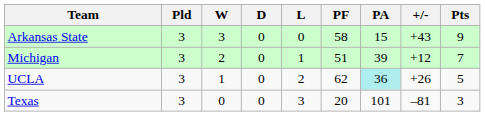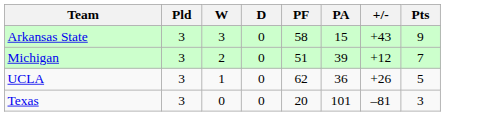- column: (301, 15)
(381, 79) paleturquoise background -> (341, 79) no background
